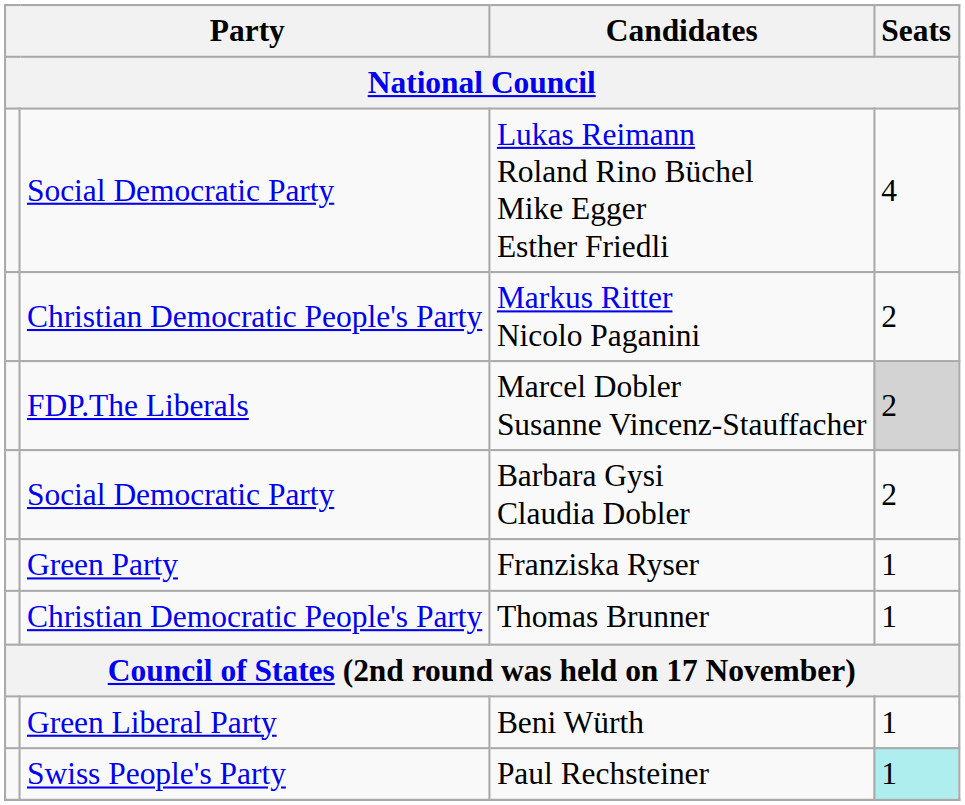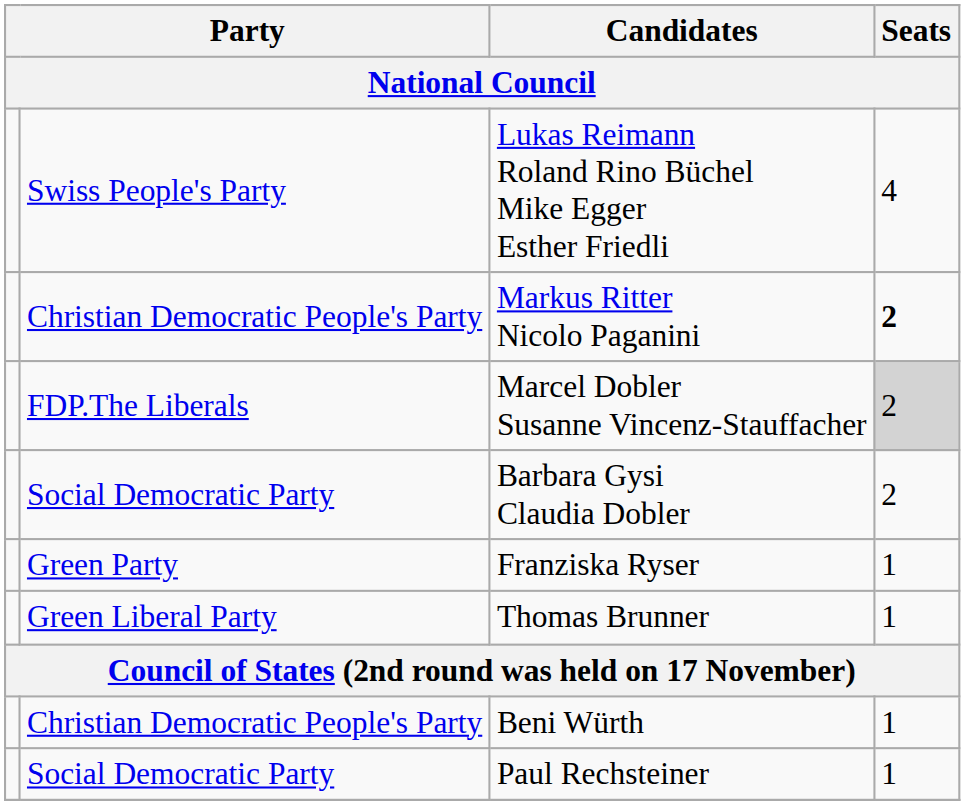(181, 190) Social Democratic Party -> (156, 190) Swiss People's Party
(889, 316) normal -> (889, 316) bold
(255, 617) Christian Democratic People's Party -> (152, 617) Green Liberal Party
(152, 721) Green Liberal Party -> (255, 721) Christian Democratic People's Party
(156, 772) Swiss People's Party -> (181, 772) Social Democratic Party
(889, 772) paleturquoise background -> (889, 772) no background
